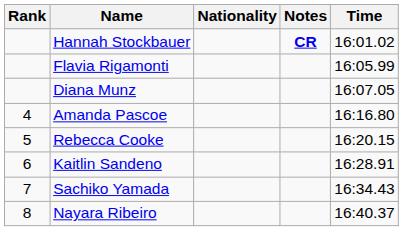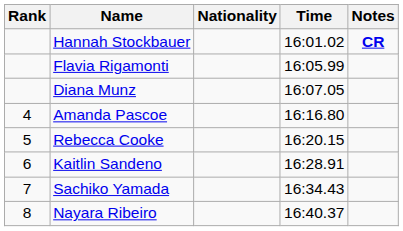columns swapped: (364, 16) <-> (306, 16)
